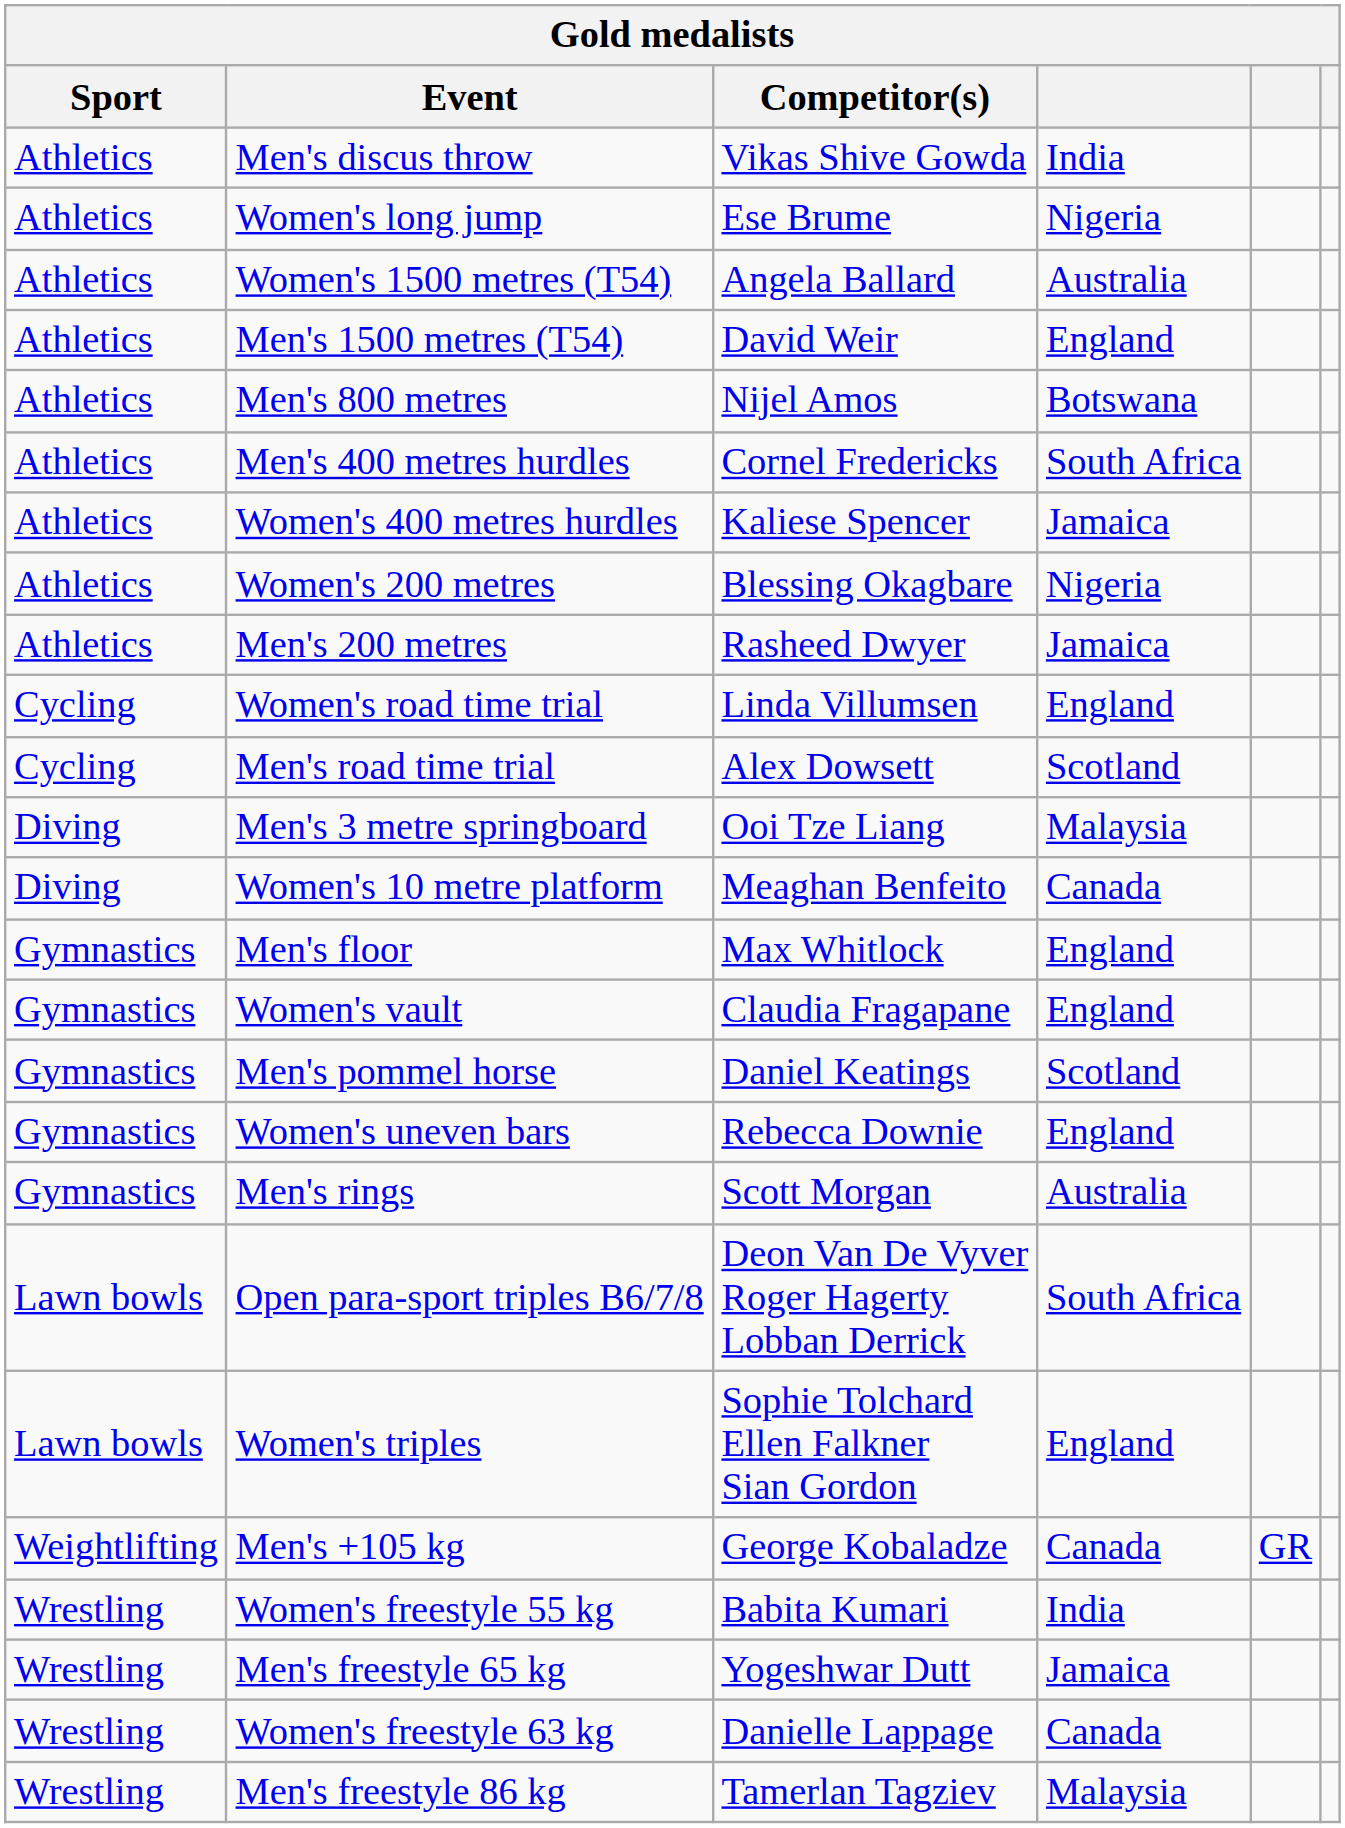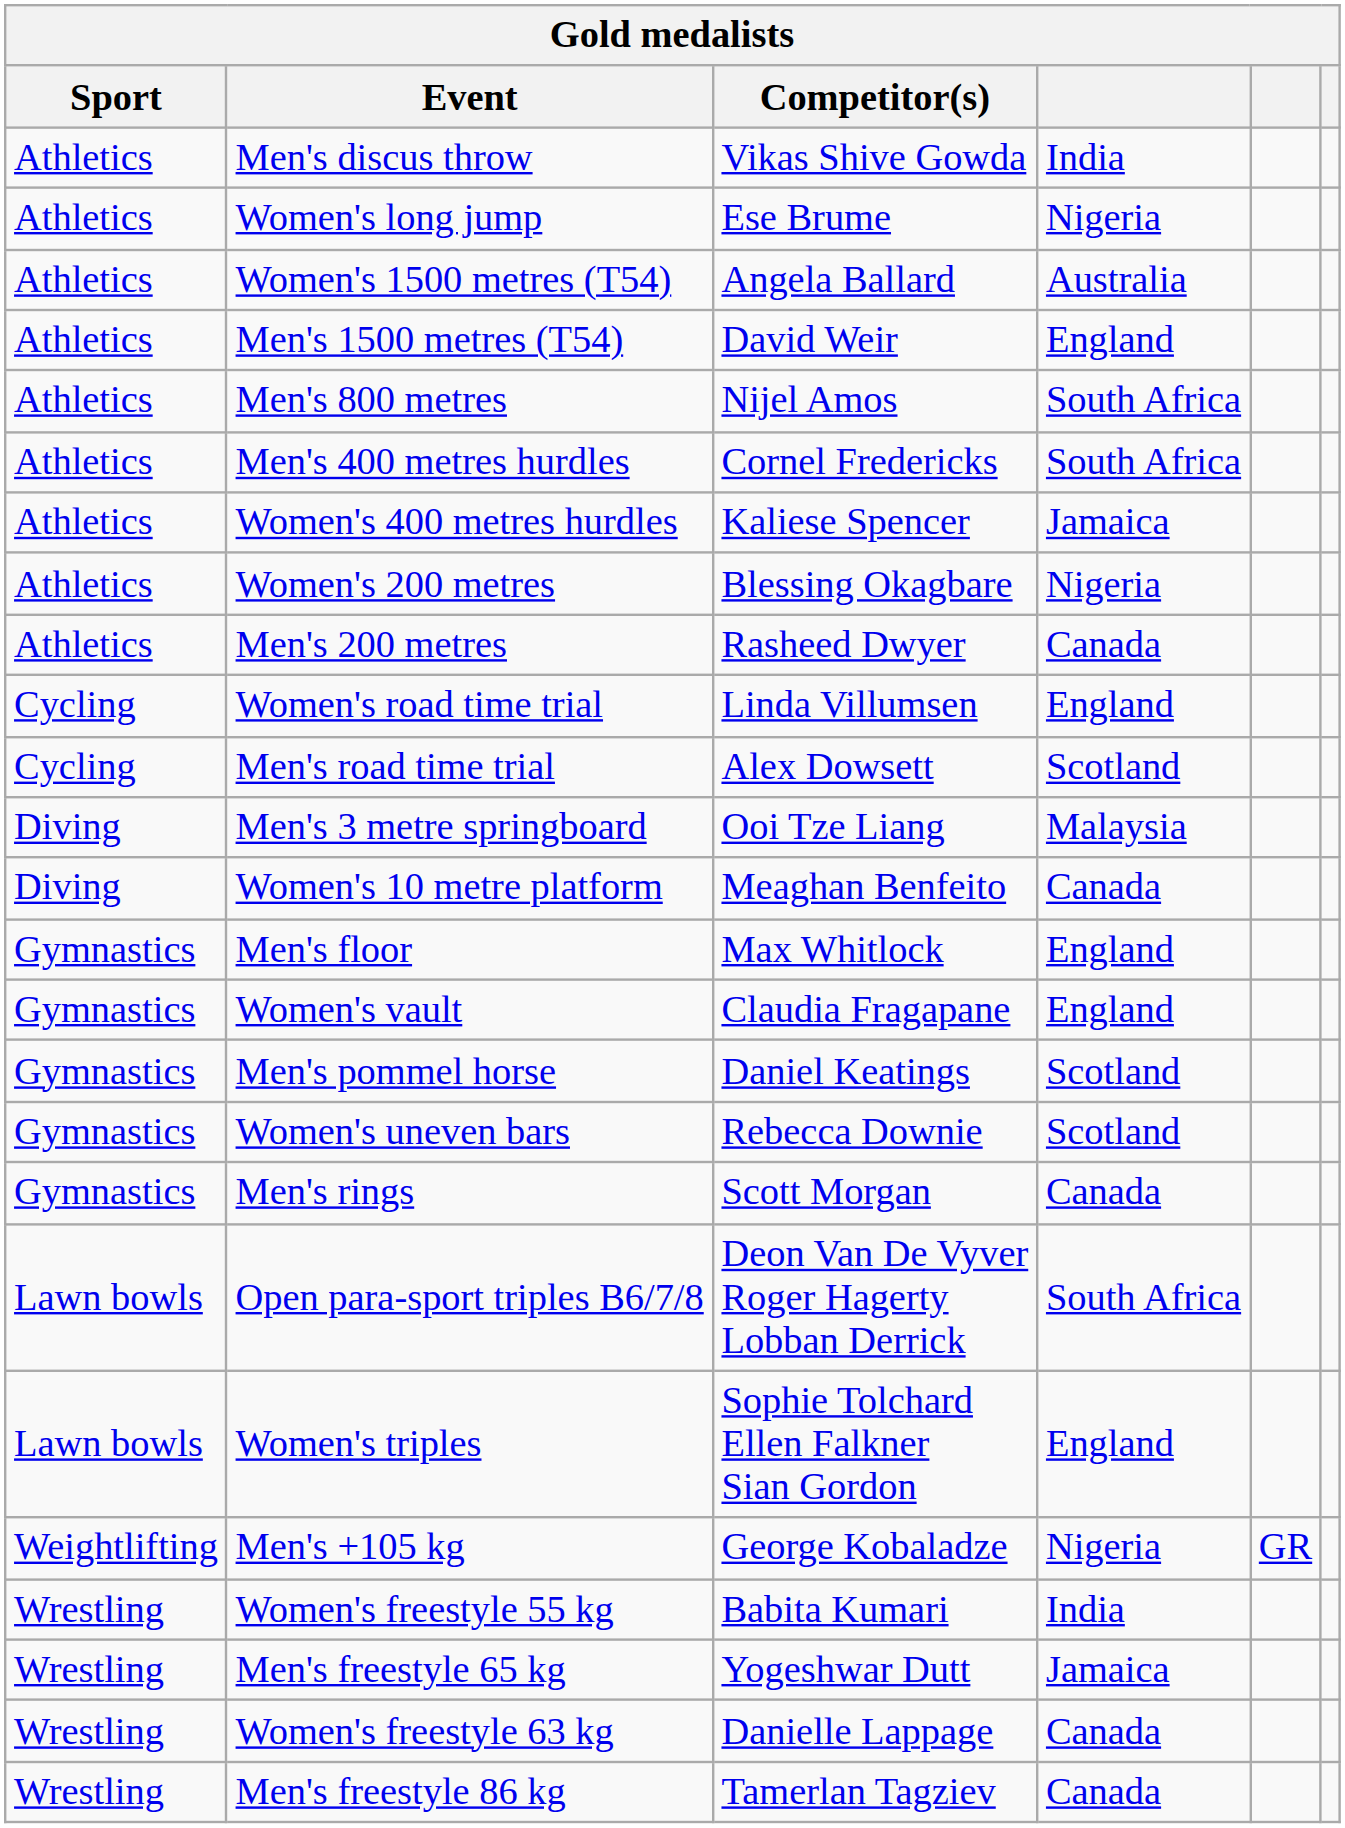(1122, 400) Botswana -> (1144, 400) South Africa
(1108, 643) Jamaica -> (1104, 643) Canada
(1110, 1131) England -> (1113, 1131) Scotland
(1116, 1192) Australia -> (1104, 1192) Canada
(1104, 1547) Canada -> (1104, 1547) Nigeria
(1116, 1791) Malaysia -> (1104, 1791) Canada
